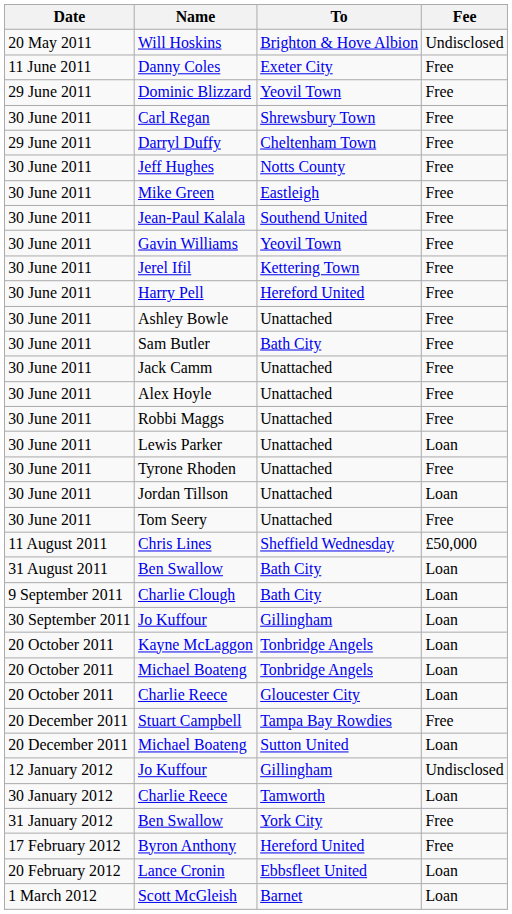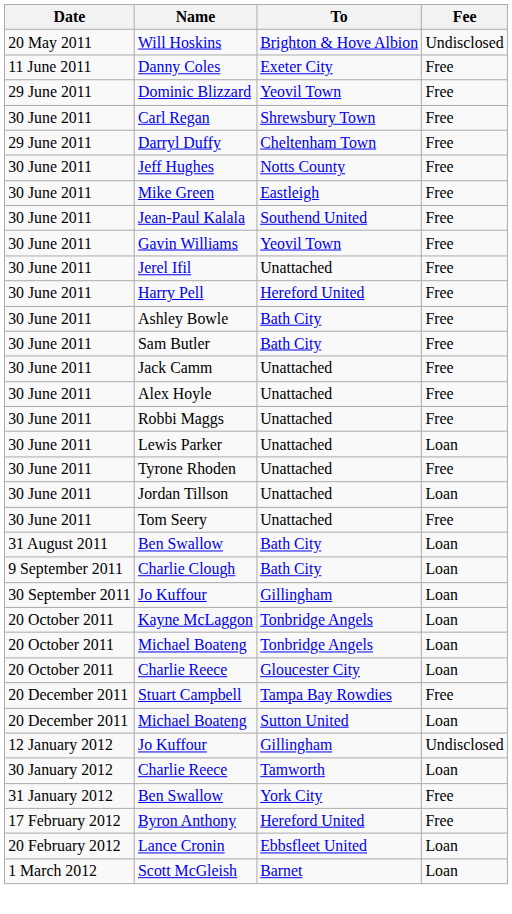(310, 268) Kettering Town -> (296, 268) Unattached
(296, 318) Unattached -> (291, 318) Bath City
- row: (58, 544)
